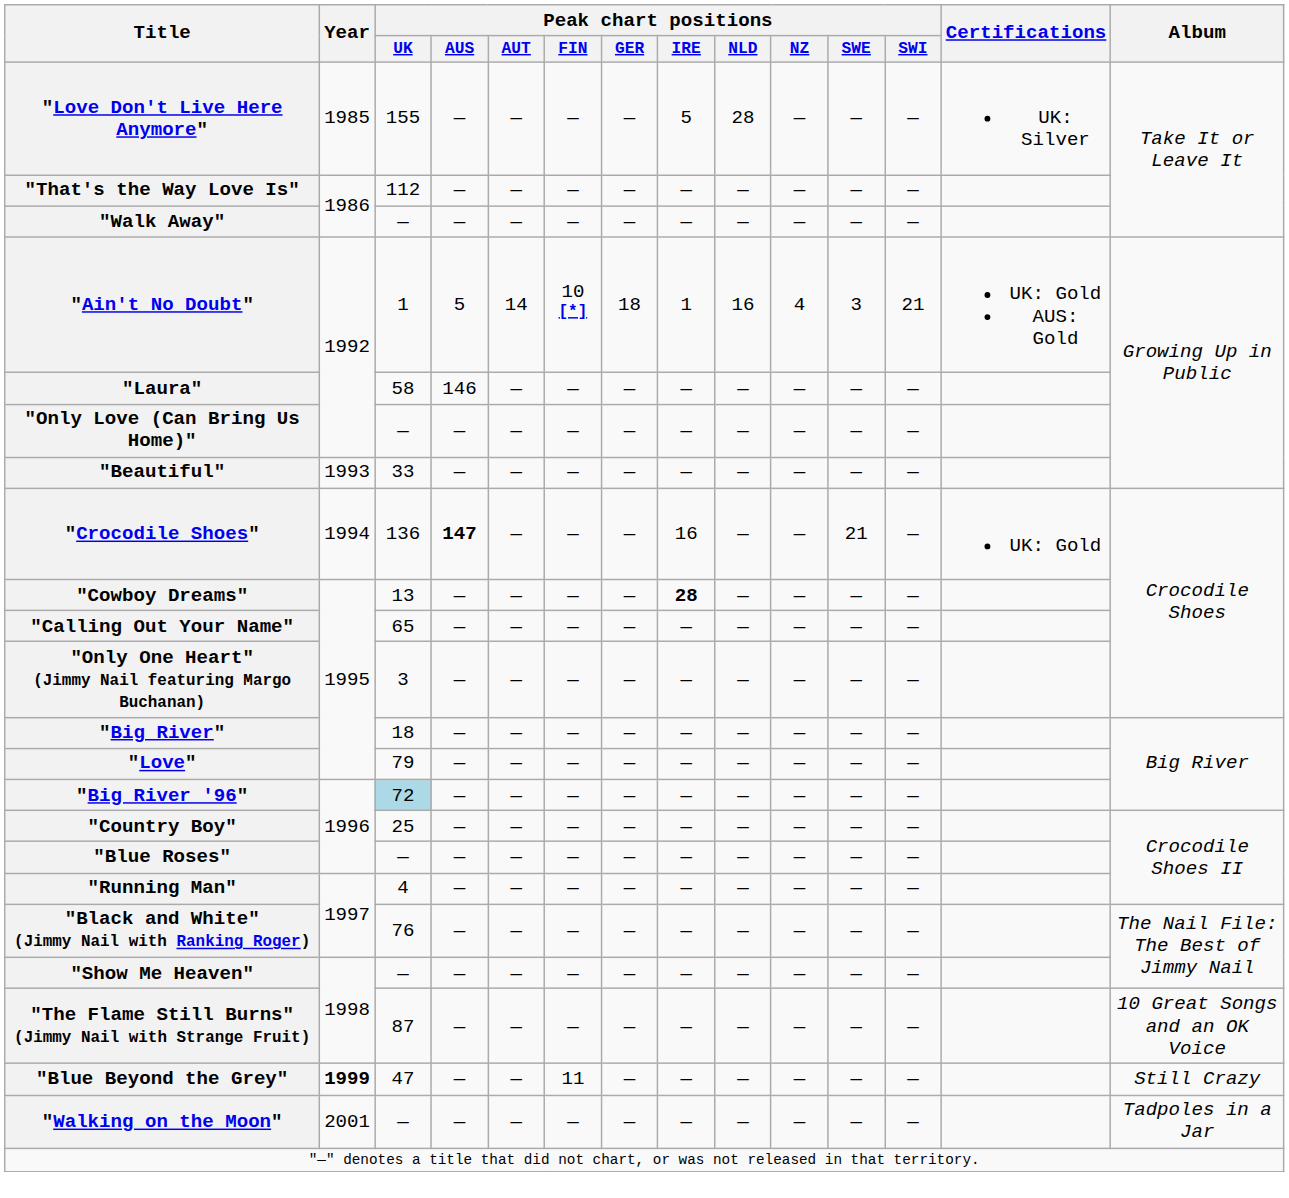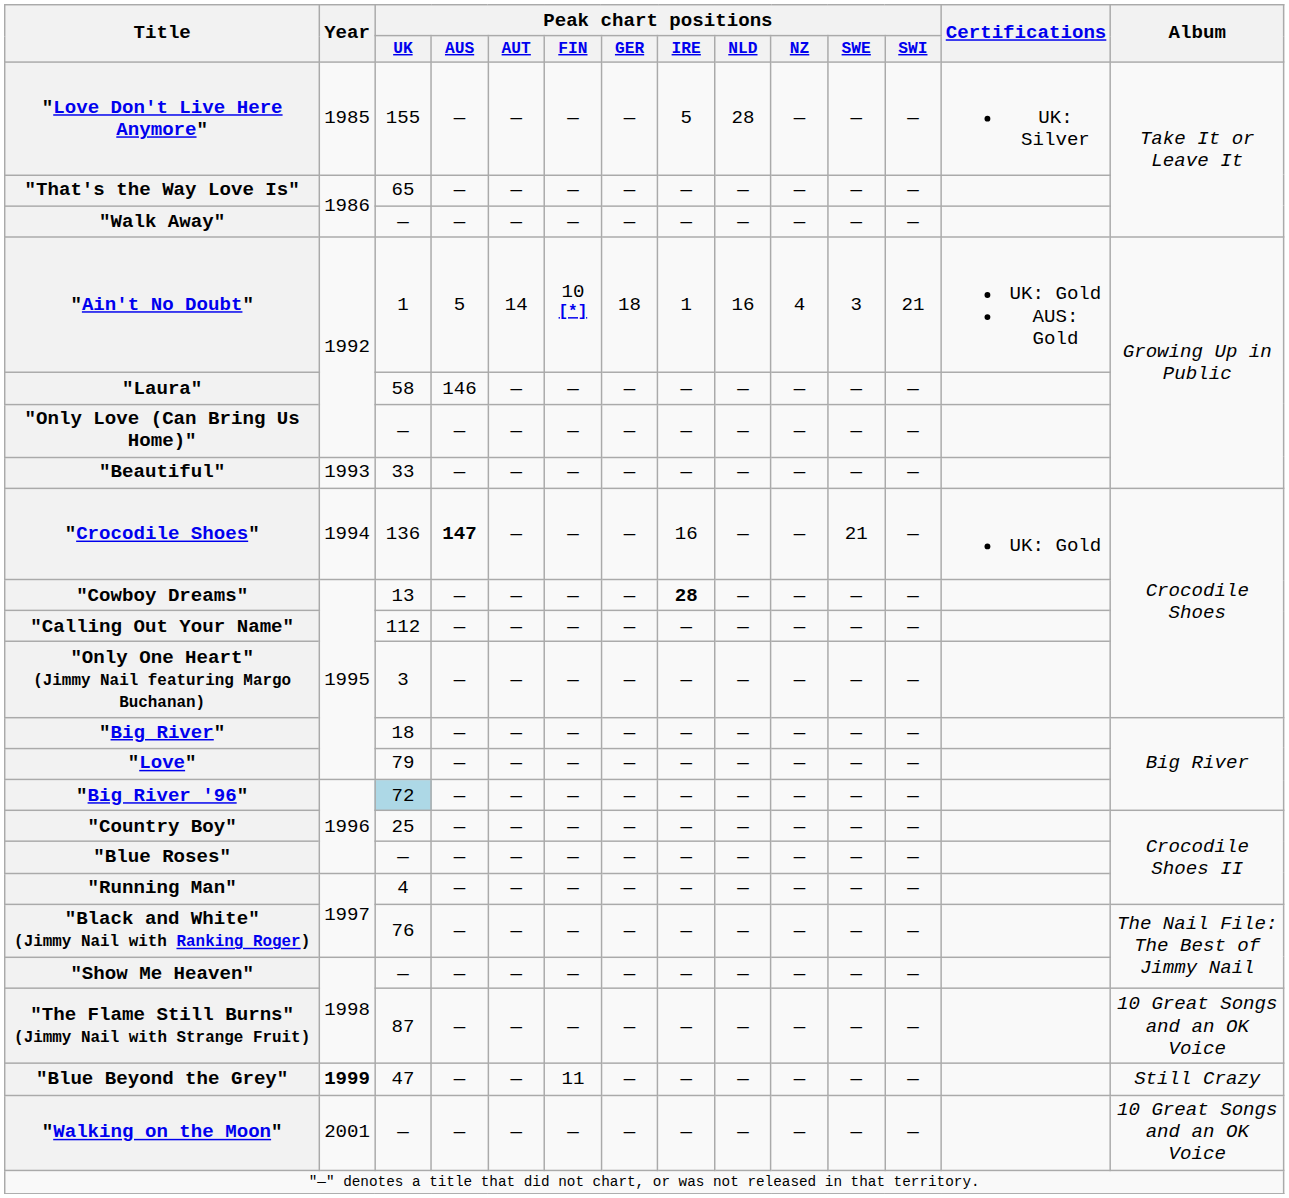(403, 191) 112 -> (403, 191) 65
(403, 626) 65 -> (403, 626) 112
(1197, 1121) Tadpoles in a Jar -> (1197, 1132) 10 Great Songs and an OK Voice
